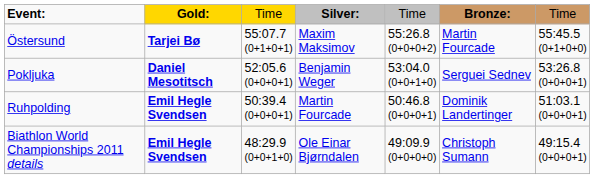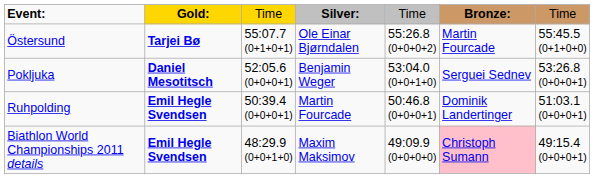(327, 41) Maxim Maksimov -> (329, 41) Ole Einar Bjørndalen
(329, 149) Ole Einar Bjørndalen -> (327, 149) Maxim Maksimov
(469, 149) no background -> (469, 149) pink background
